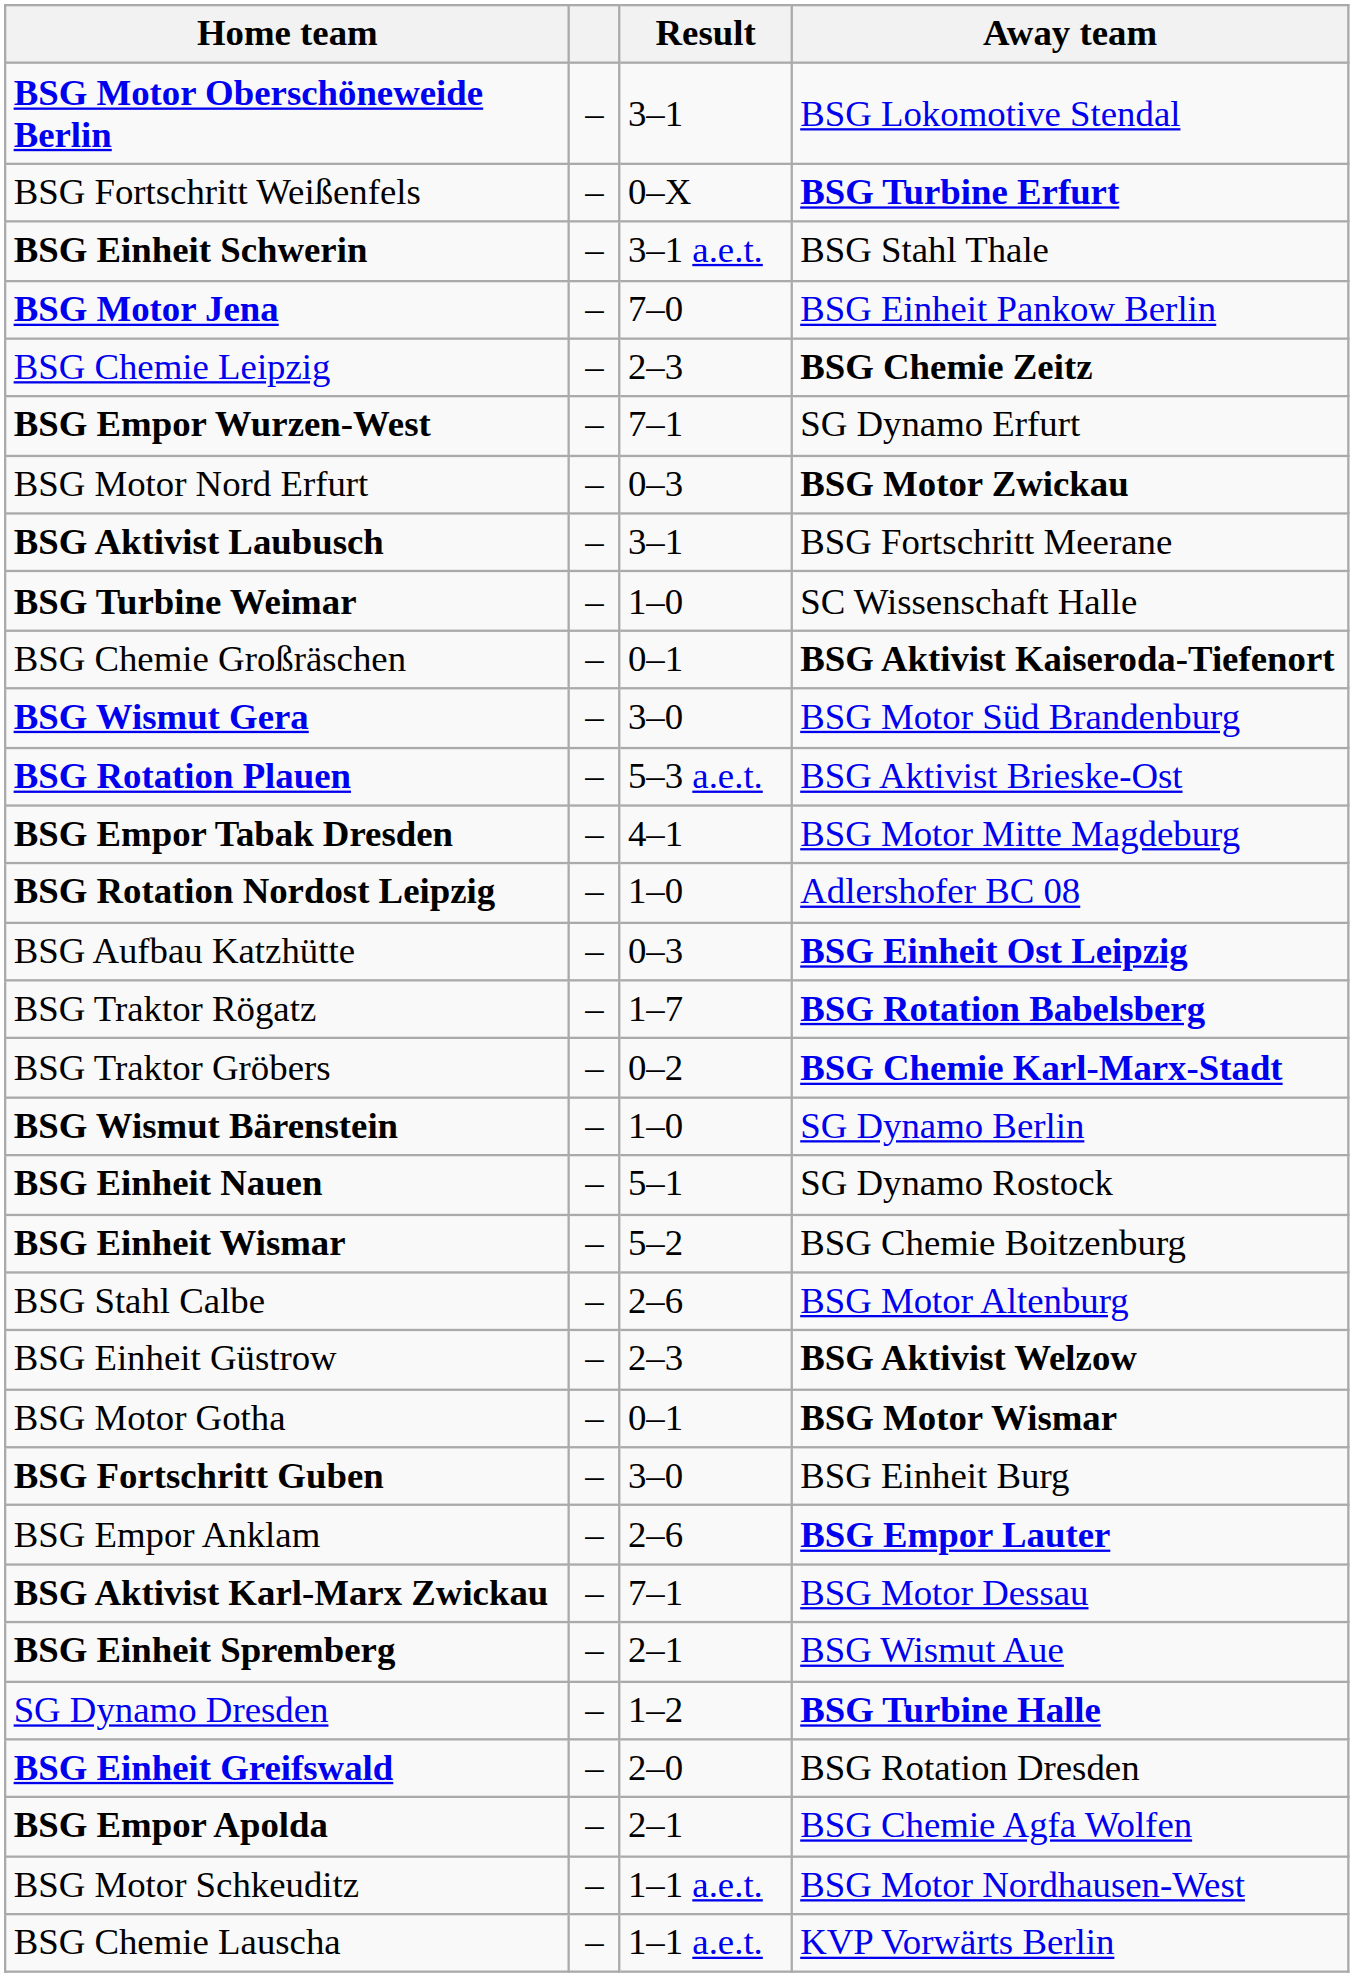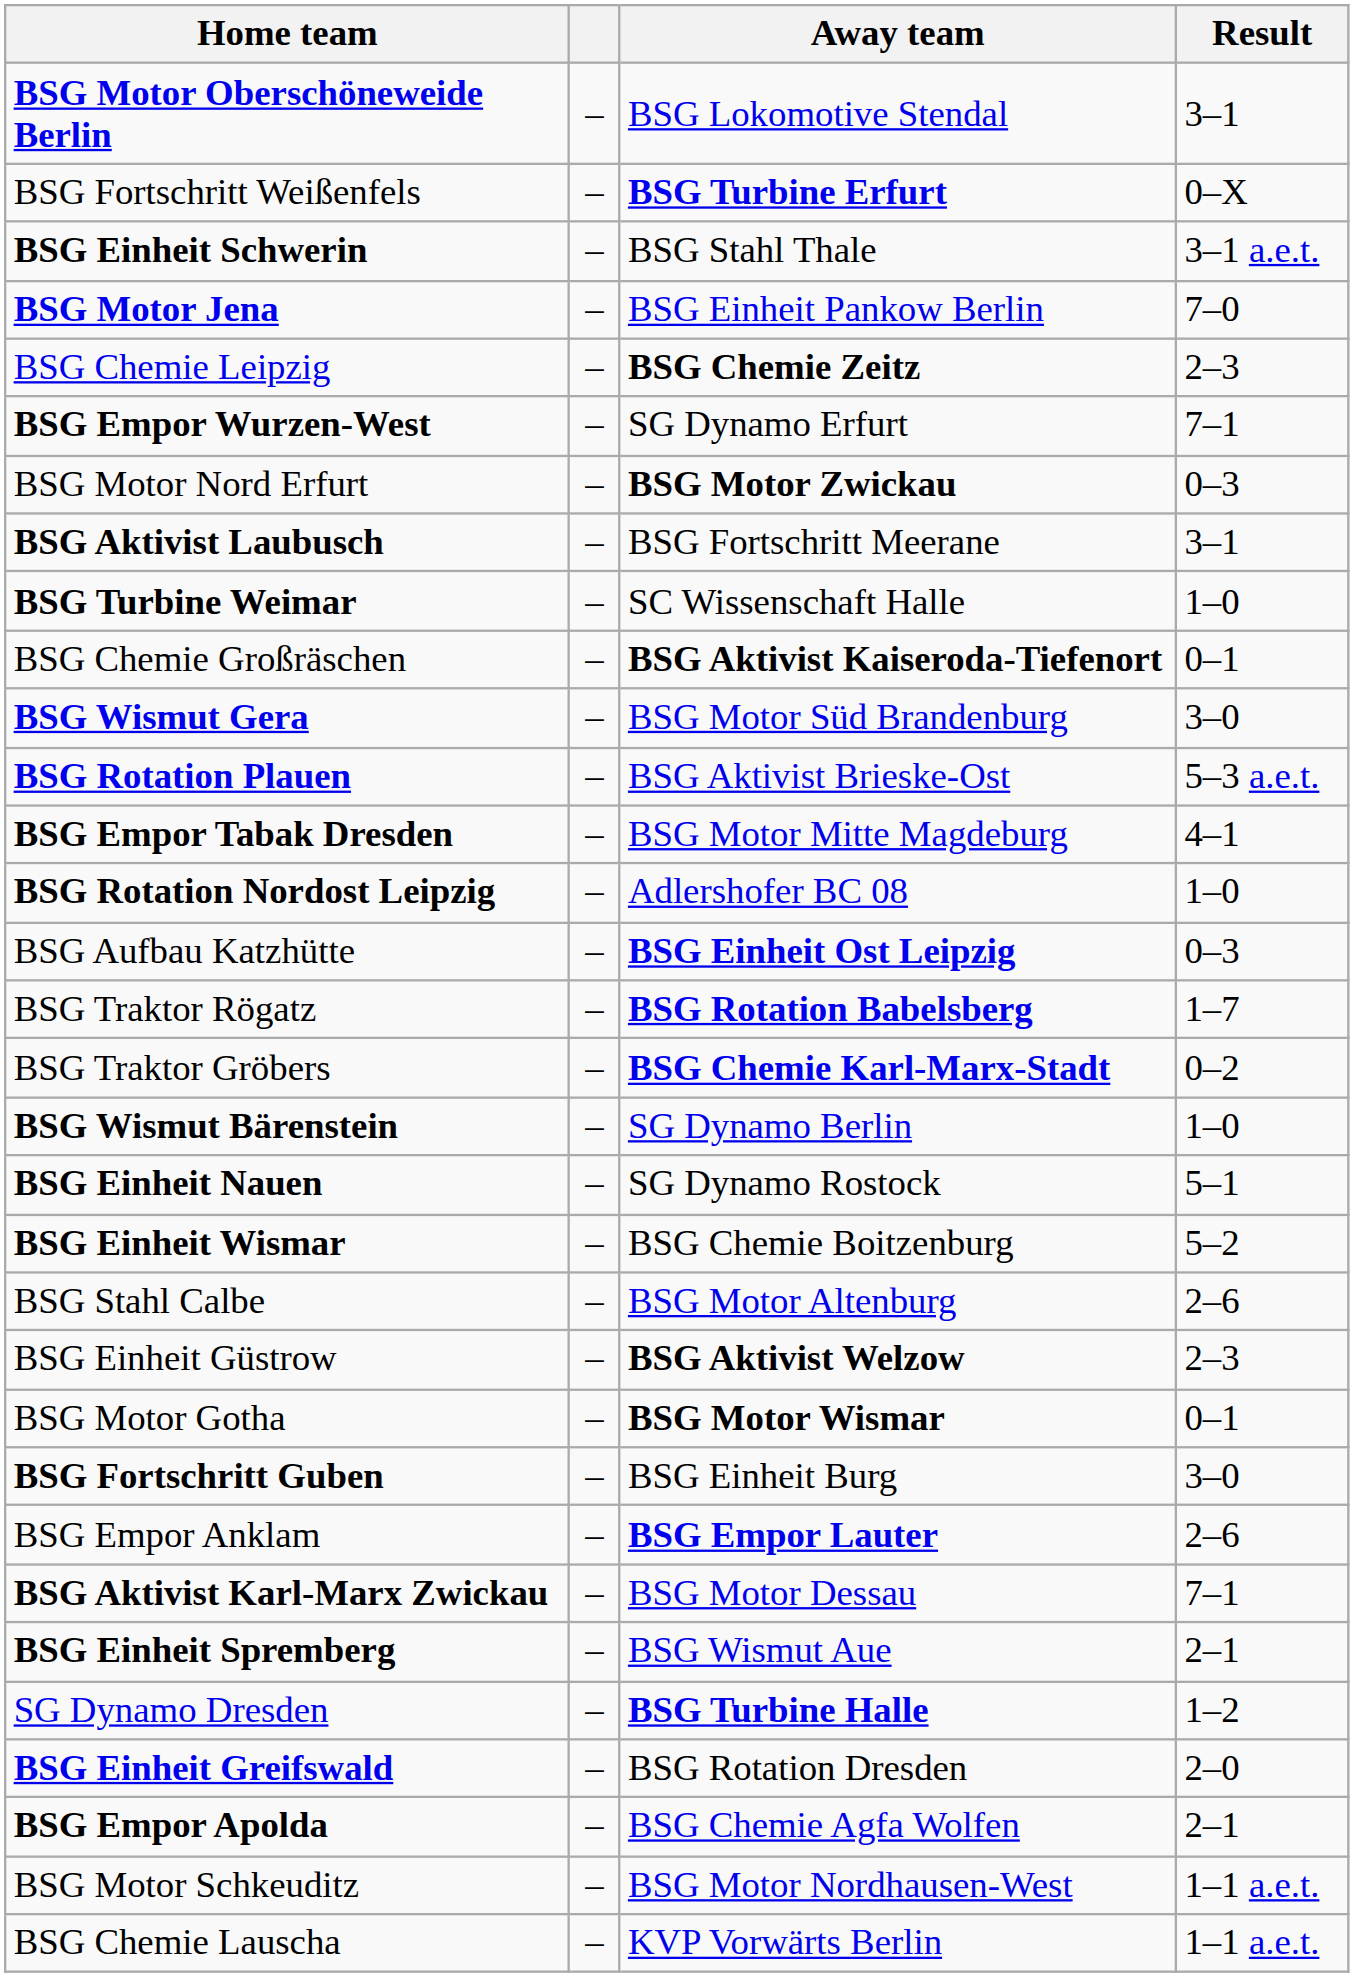columns swapped: (1070, 33) <-> (706, 33)
